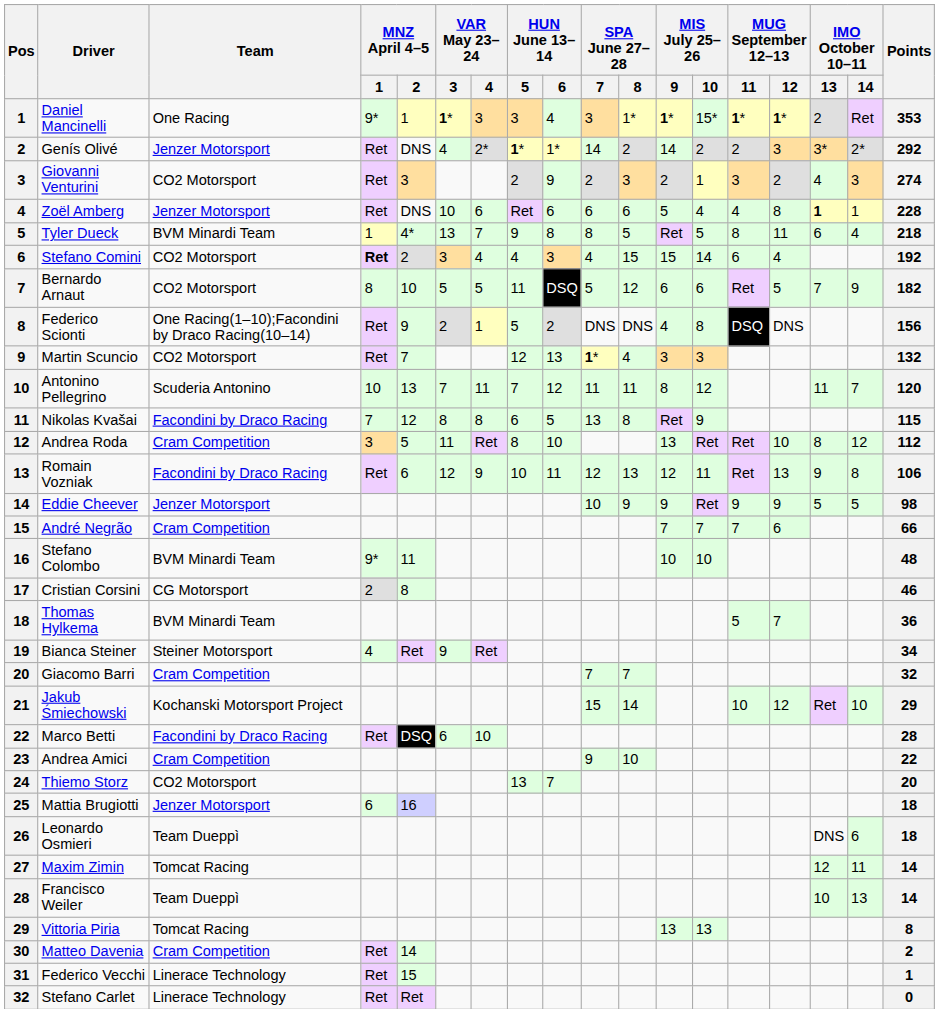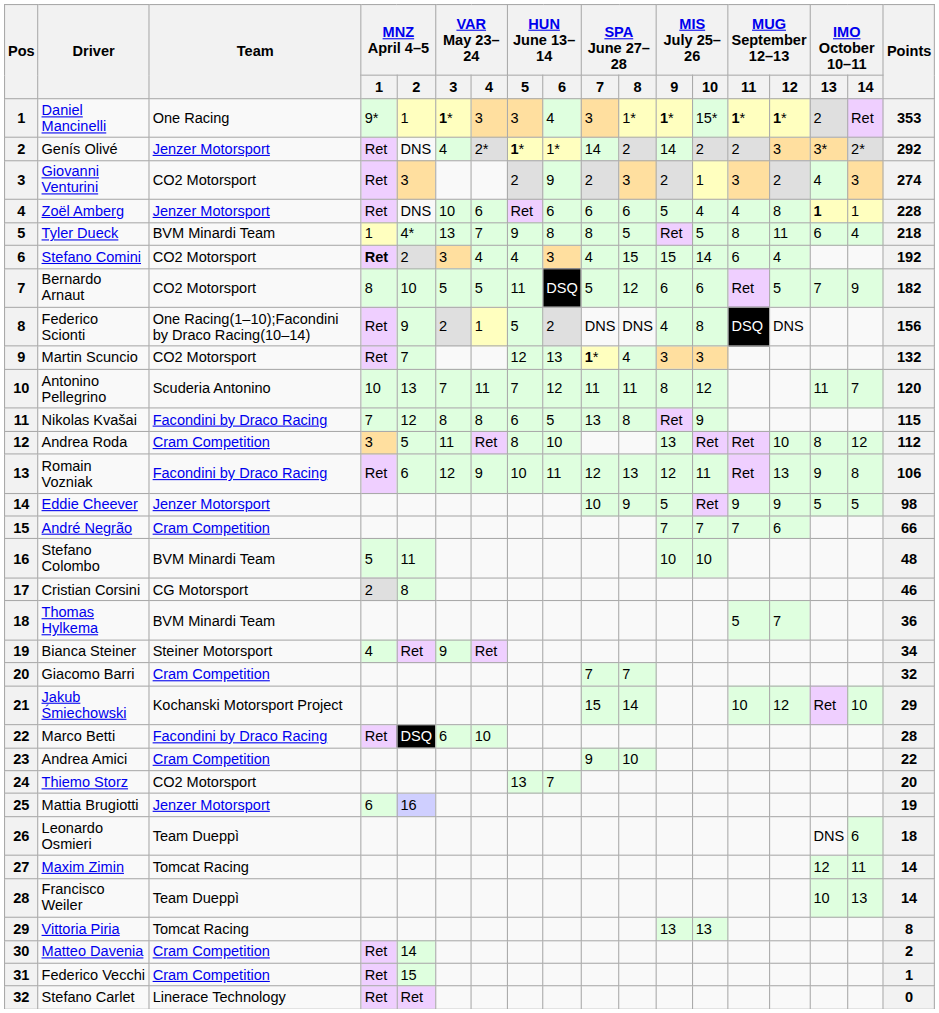(664, 504) 9 -> (664, 504) 5
(372, 558) 9* -> (369, 558) 5
(909, 805) 18 -> (909, 805) 19
(219, 974) Linerace Technology -> (211, 974) Cram Competition
